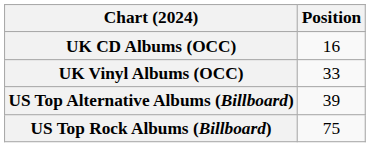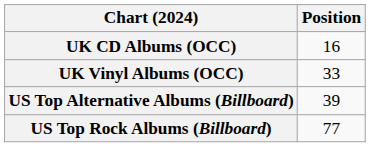(331, 127) 75 -> (331, 127) 77
